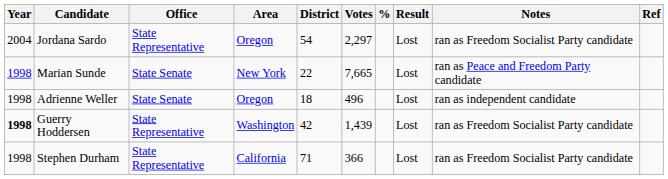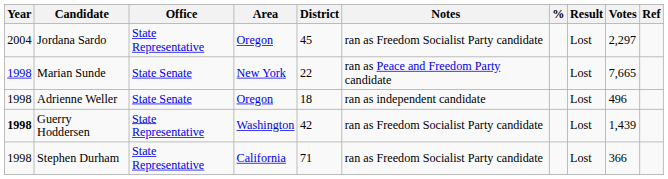columns swapped: (359, 14) <-> (536, 14)
(306, 40) 54 -> (306, 40) 45
